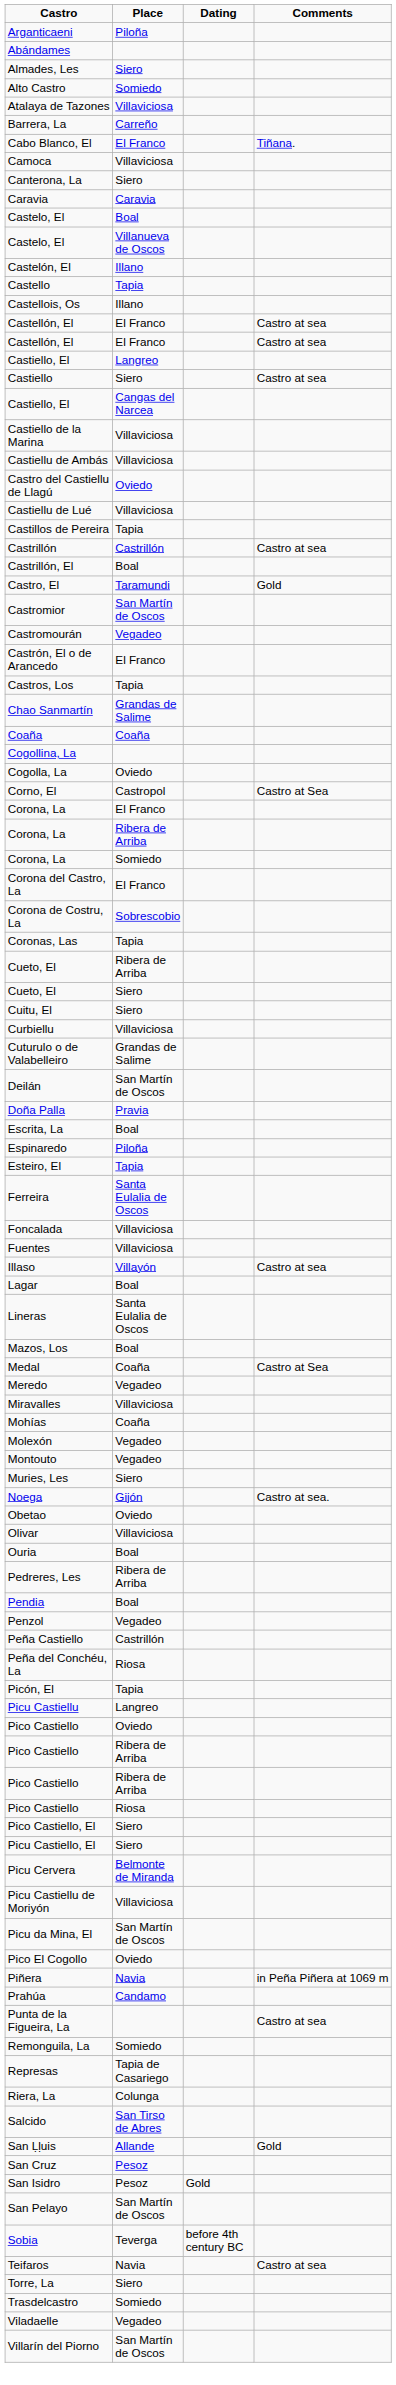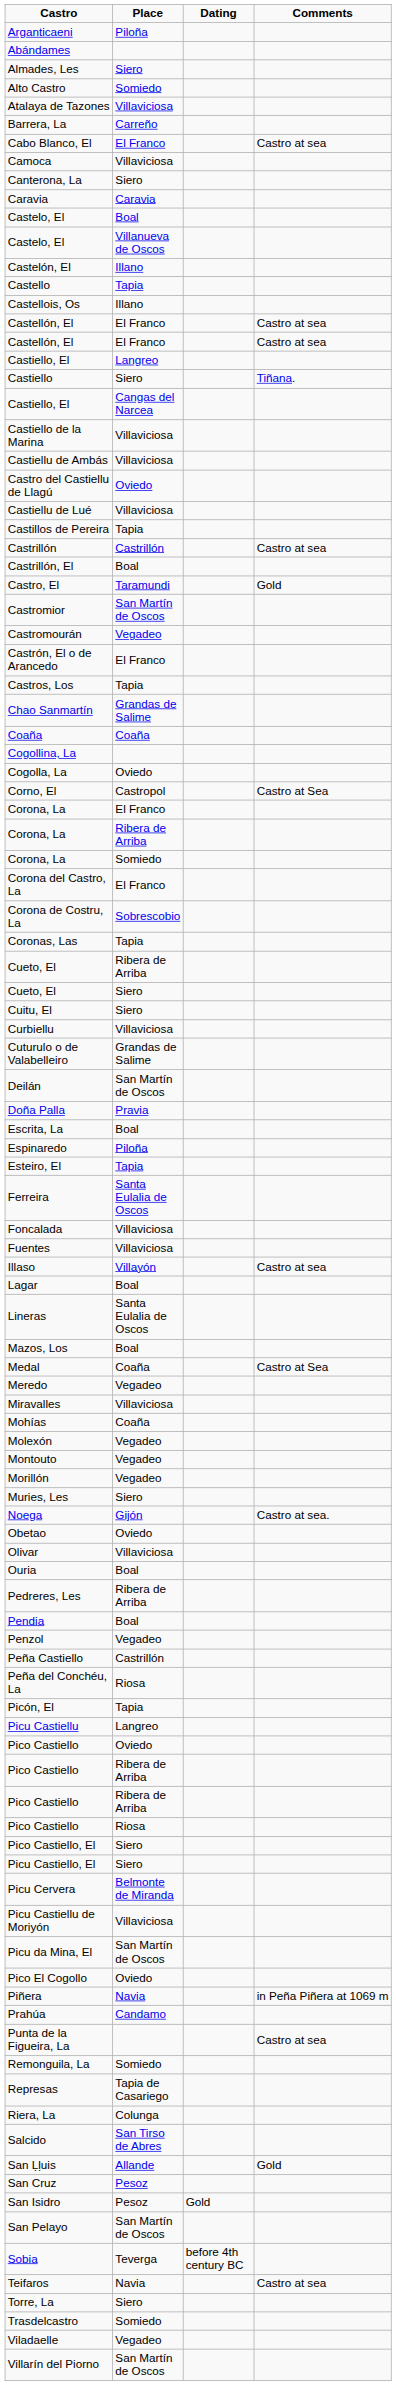(276, 143) Tiñana. -> (291, 143) Castro at sea
(291, 378) Castro at sea -> (276, 378) Tiñana.
+ row: (28, 1478)
